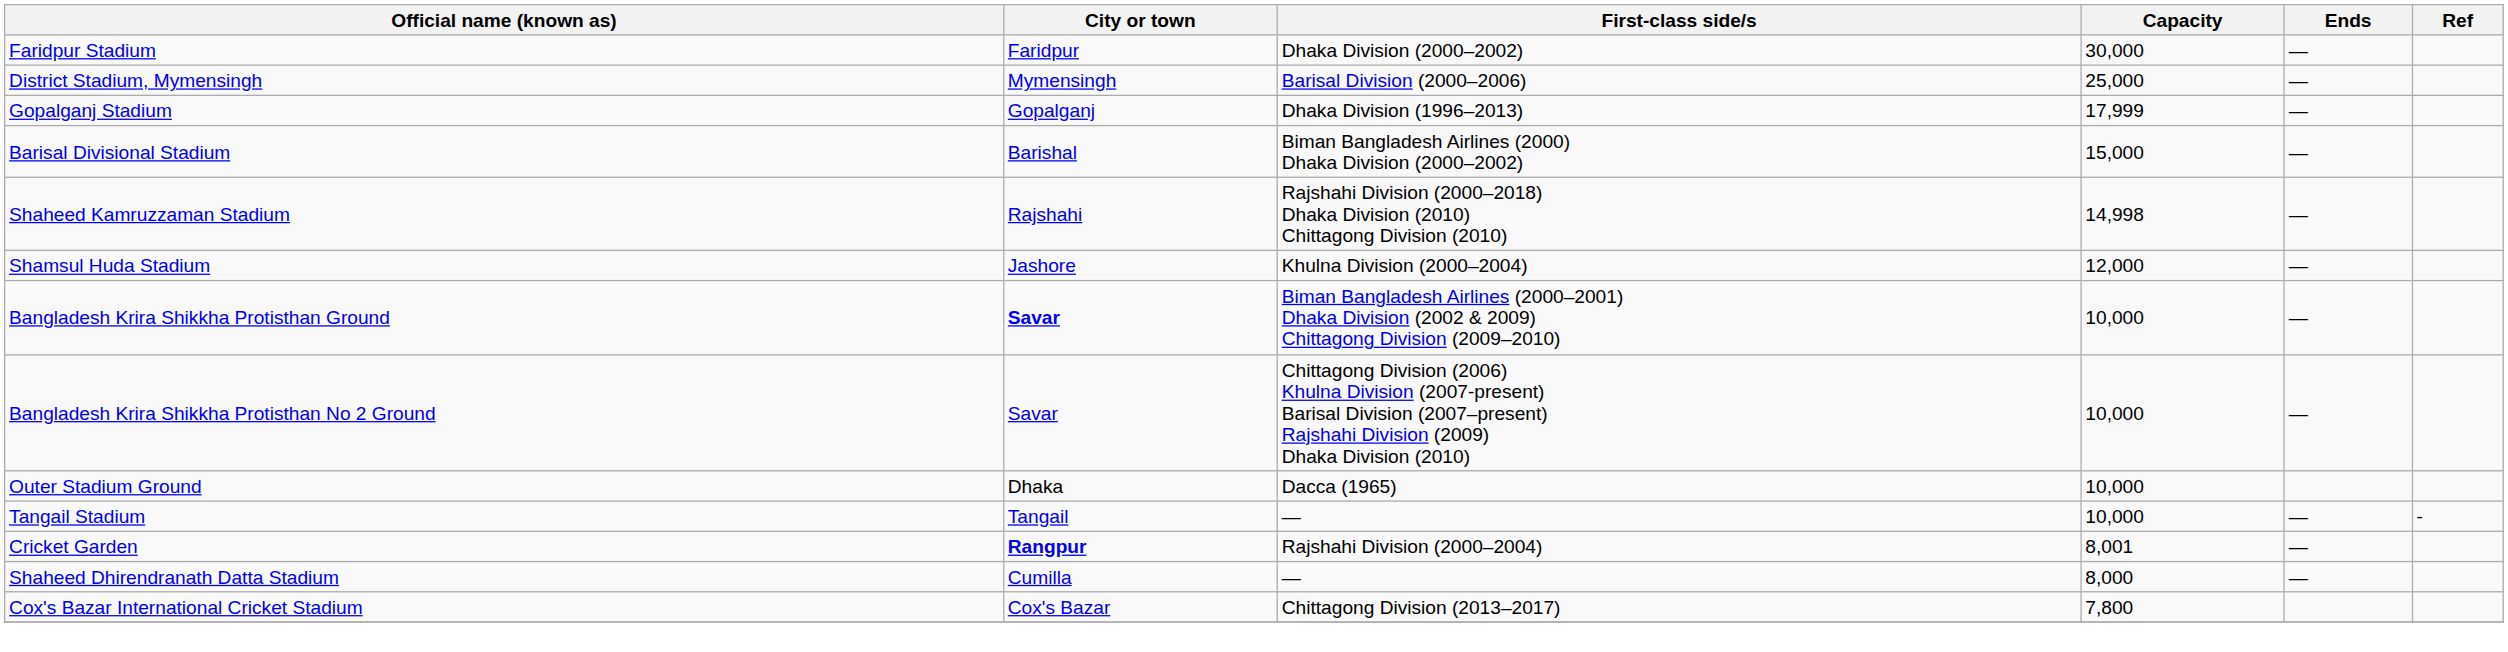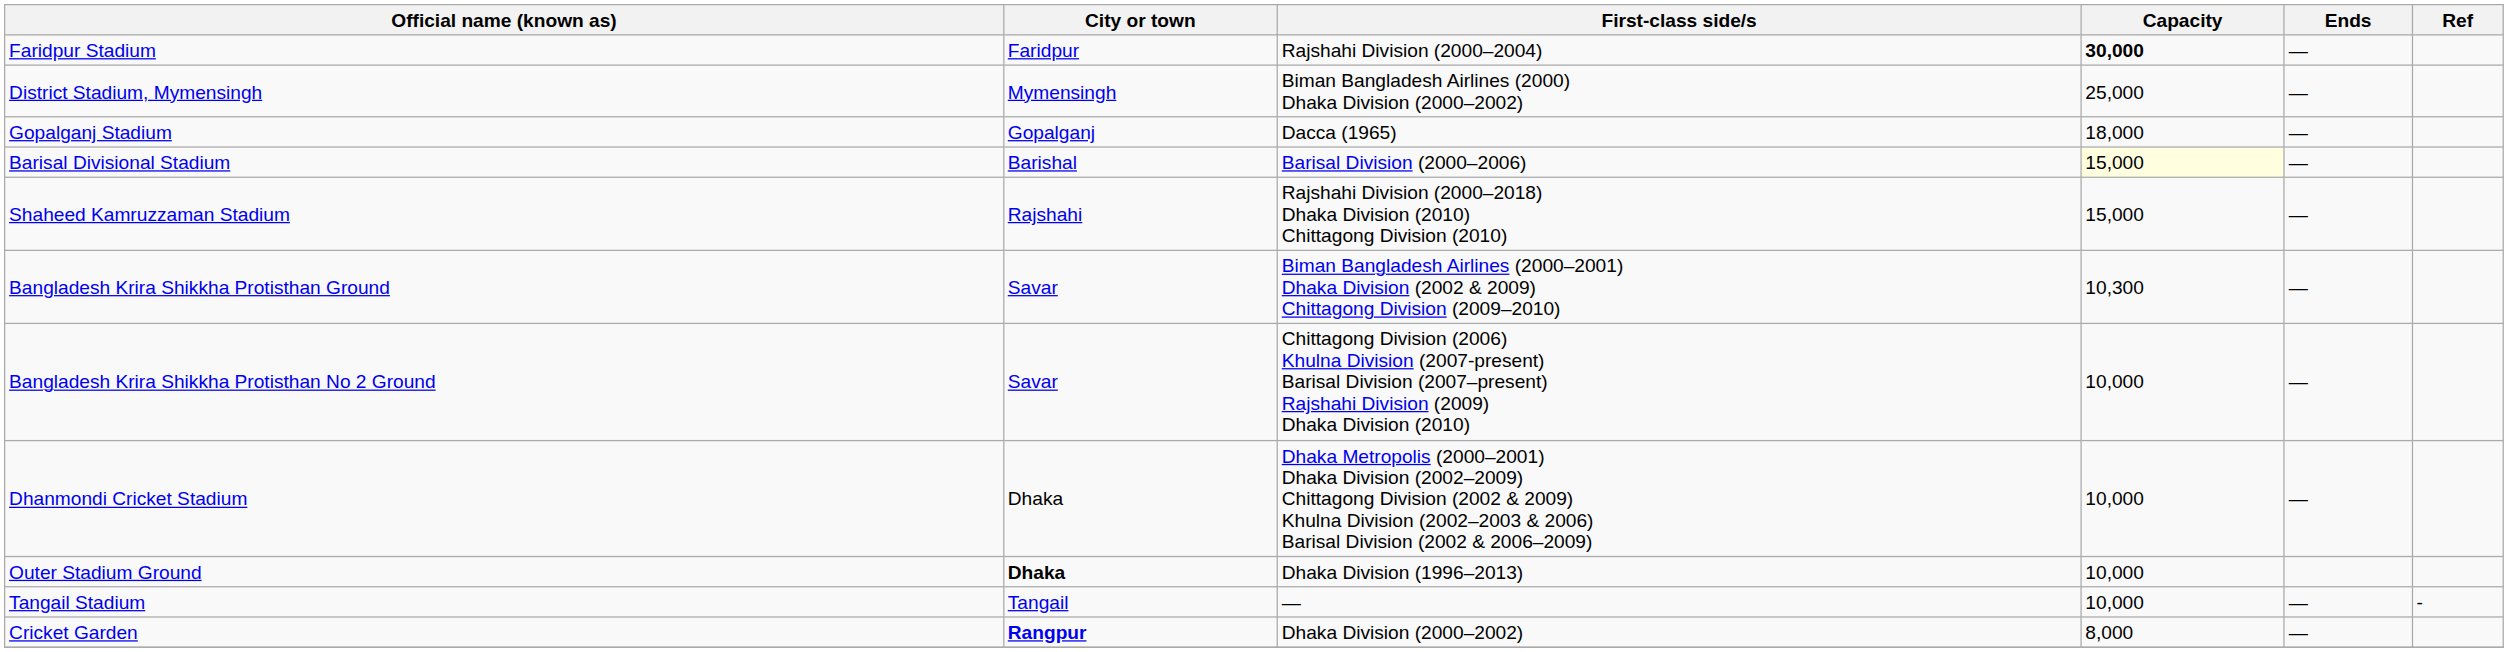(1403, 50) Dhaka Division (2000–2002) -> (1412, 50) Rajshahi Division (2000–2004)
(2115, 50) normal -> (2115, 50) bold
(1404, 81) Barisal Division (2000–2006) -> (1426, 91) Biman Bangladesh Airlines (2000) Dhaka Division (2000–2002)
(1403, 111) Dhaka Division (1996–2013) -> (1339, 132) Dacca (1965)
(2115, 111) 17,999 -> (2115, 132) 18,000
(1426, 152) Biman Bangladesh Airlines (2000) Dhaka Division (2000–2002) -> (1404, 163) Barisal Division (2000–2006)
(2115, 152) no background -> (2115, 163) lightyellow background
(2115, 214) 14,998 -> (2115, 214) 15,000
- row: (110, 266)
(1034, 318) bold -> (1033, 288) normal
(2115, 318) 10,000 -> (2115, 288) 10,300
+ row: (128, 498)
(1035, 486) normal -> (1037, 571) bold
(1339, 486) Dacca (1965) -> (1403, 571) Dhaka Division (1996–2013)
(1412, 546) Rajshahi Division (2000–2004) -> (1403, 632) Dhaka Division (2000–2002)
(2109, 546) 8,001 -> (2109, 632) 8,000
- row: (174, 577)
- row: (186, 607)
